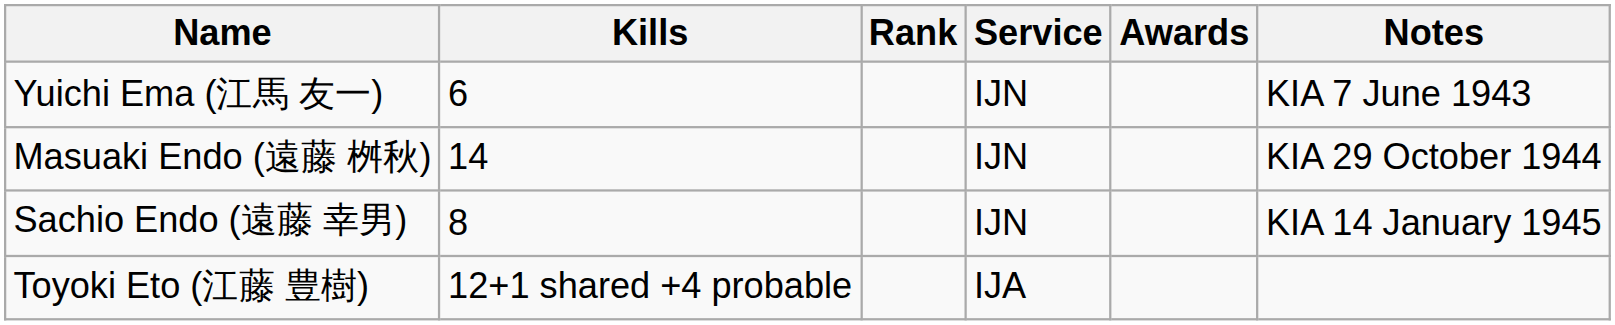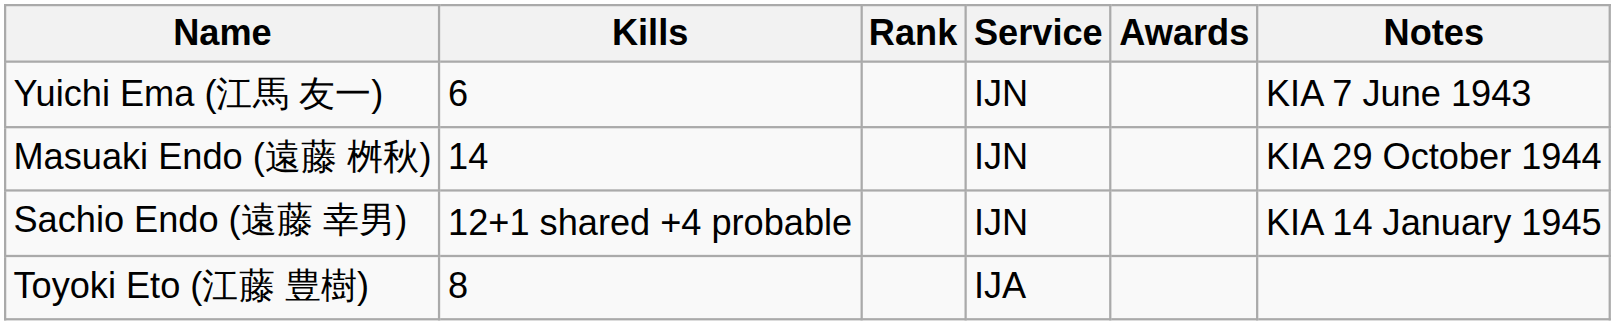(458, 222) 8 -> (650, 222) 12+1 shared +4 probable
(650, 286) 12+1 shared +4 probable -> (458, 286) 8
